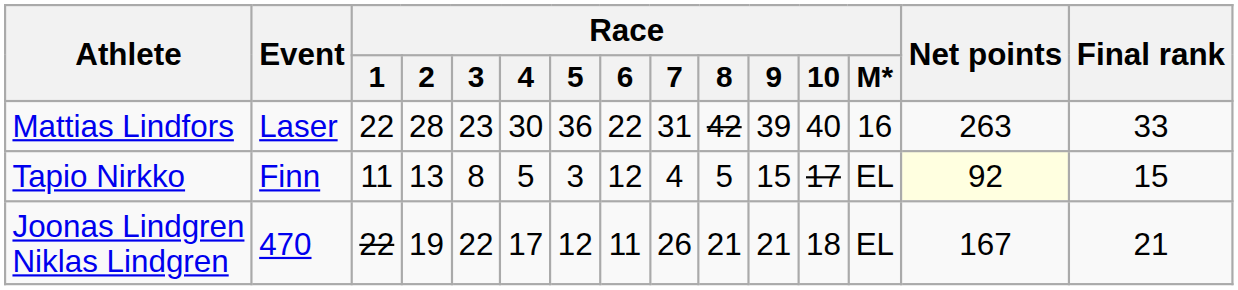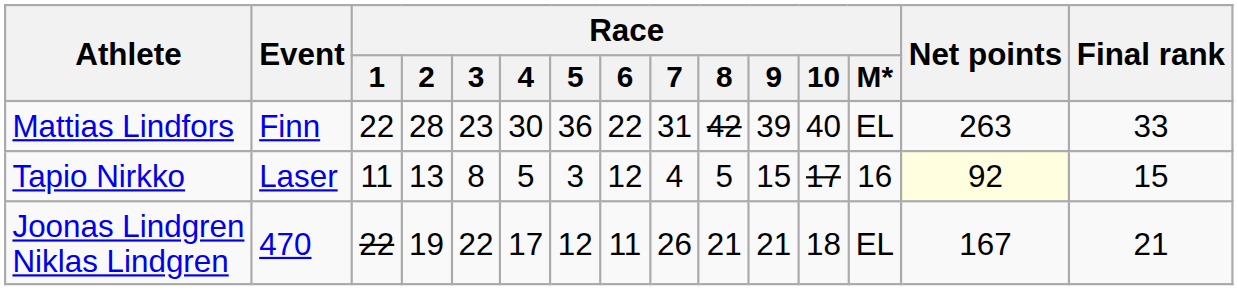(298, 127) Laser -> (290, 127) Finn
(875, 127) 16 -> (875, 127) EL
(290, 176) Finn -> (298, 176) Laser
(875, 176) EL -> (875, 176) 16
